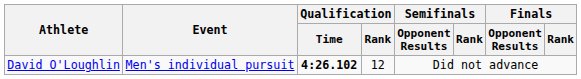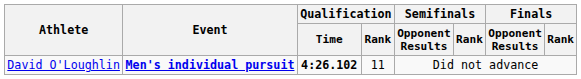(210, 65) normal -> (210, 65) bold
(378, 65) 12 -> (378, 65) 11
